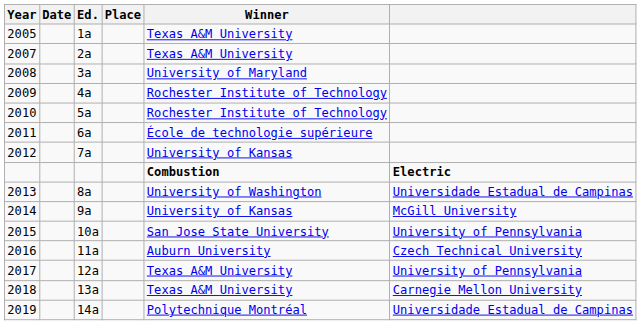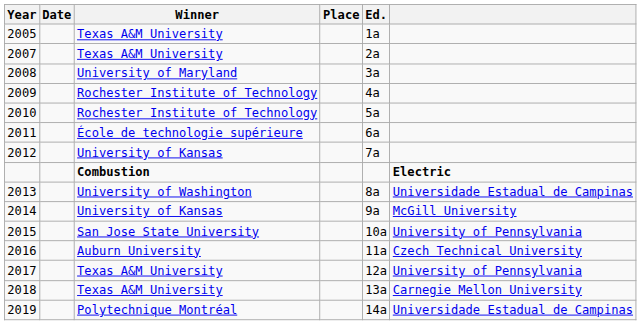columns swapped: (88, 14) <-> (267, 14)
